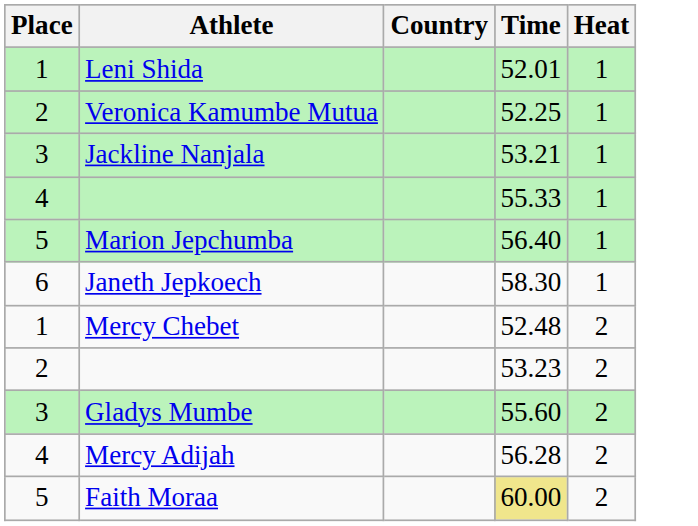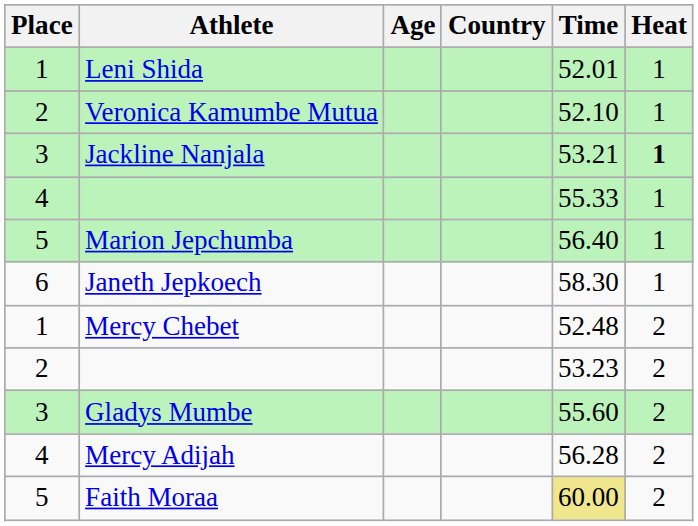+ column: (413, 25)
(531, 111) 52.25 -> (588, 111) 52.10
(602, 154) normal -> (659, 154) bold
